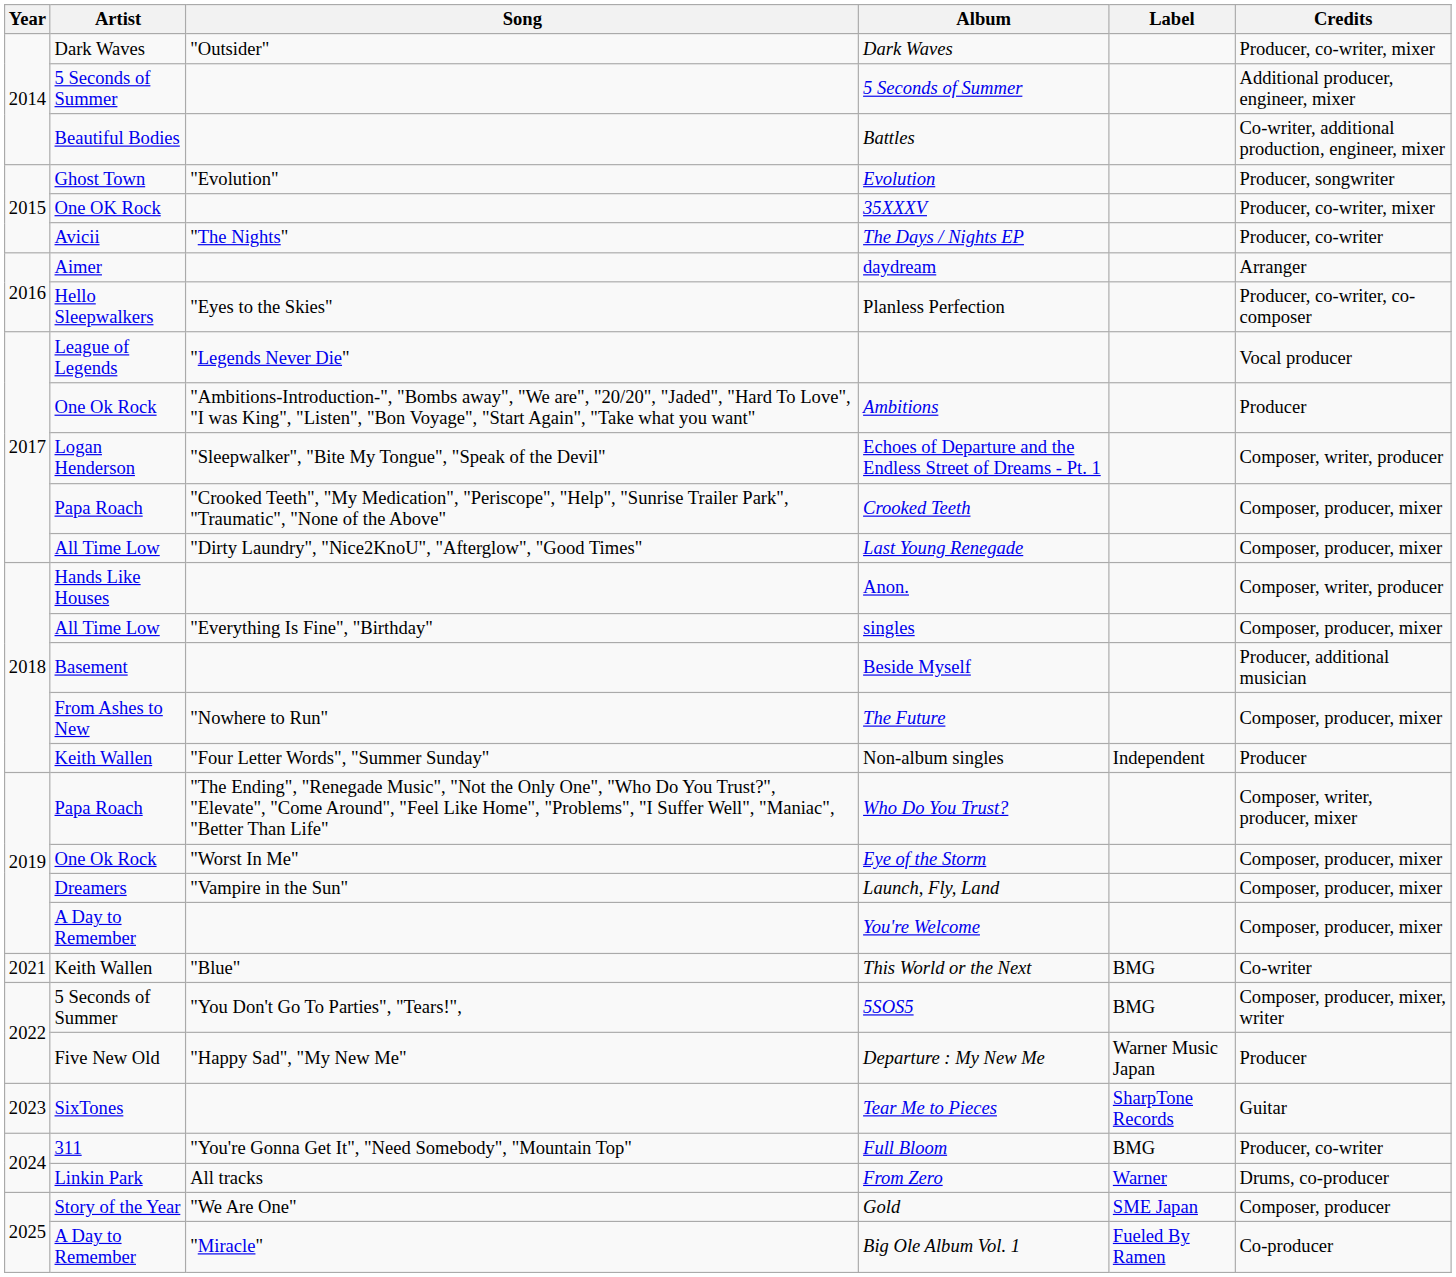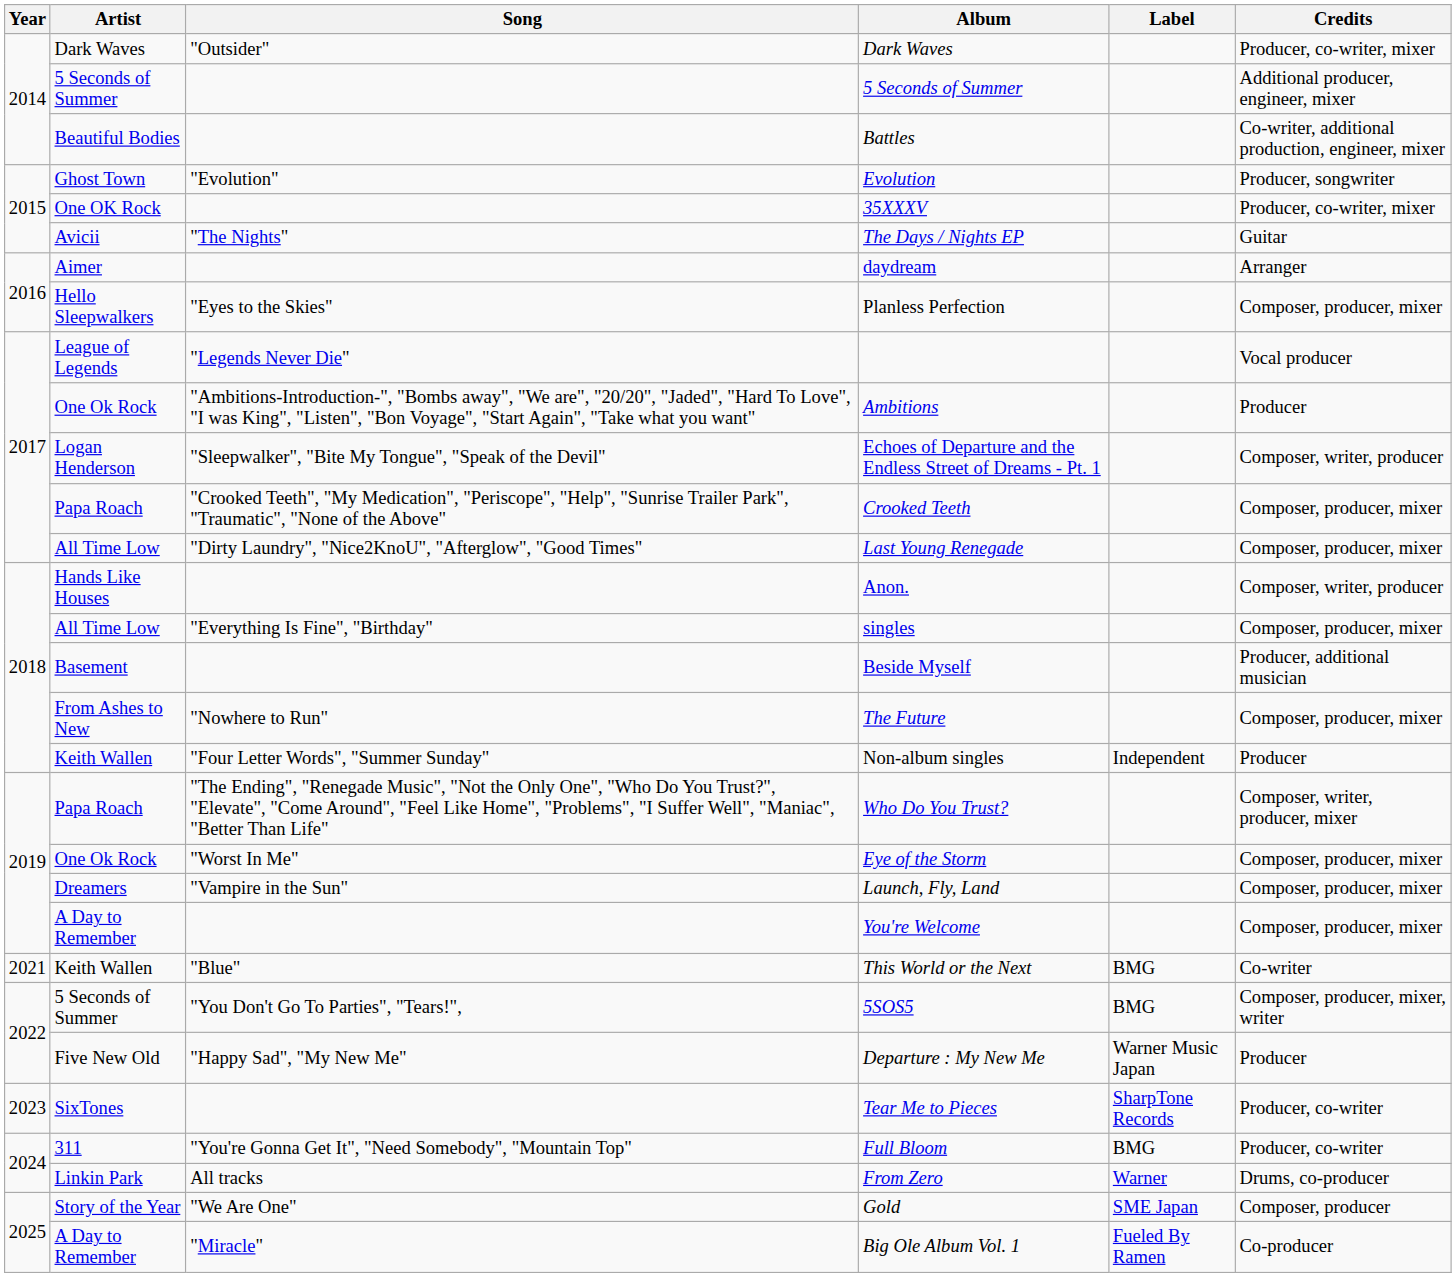(1311, 237) Producer, co-writer -> (1263, 237) Guitar
(1327, 306) Producer, co-writer, co-composer -> (1341, 306) Composer, producer, mixer
(1263, 1108) Guitar -> (1311, 1108) Producer, co-writer
